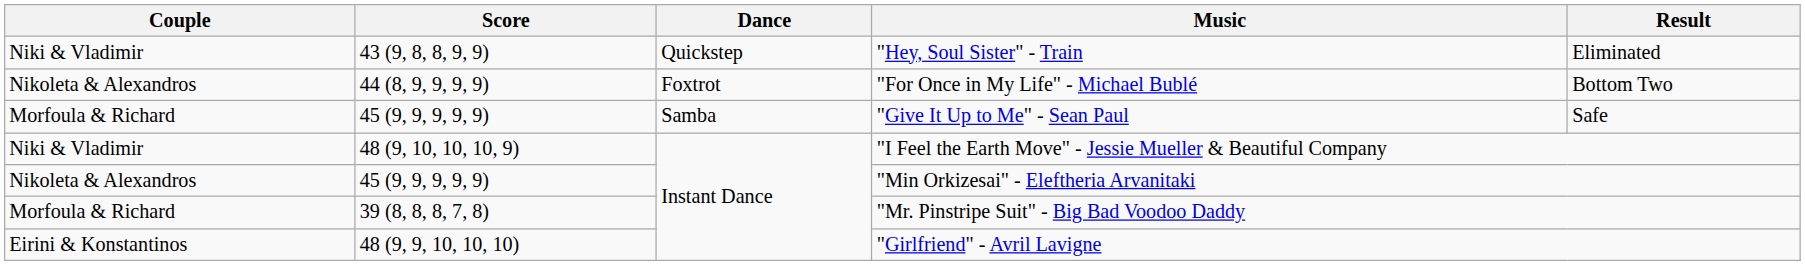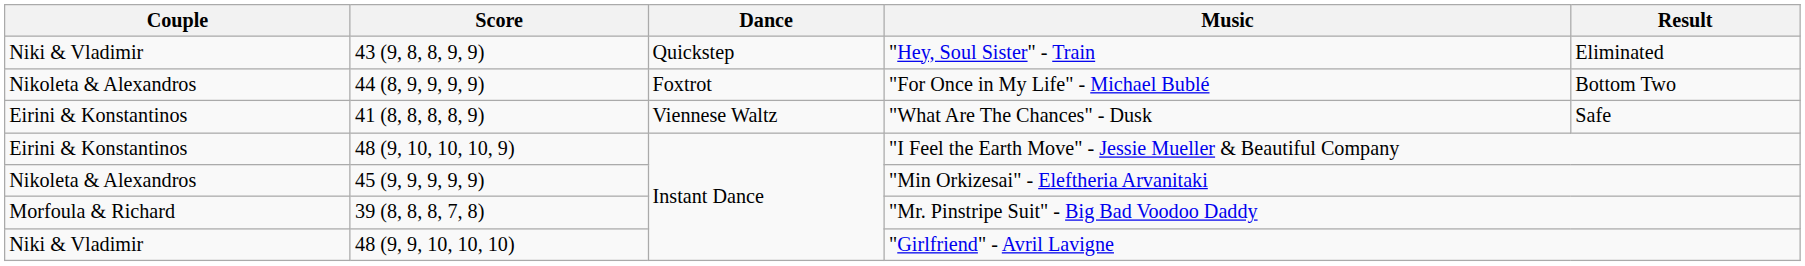- row: (1003, 116)
+ row: (1021, 116)
(76, 148) Niki & Vladimir -> (98, 148) Eirini & Konstantinos
(98, 244) Eirini & Konstantinos -> (76, 244) Niki & Vladimir
